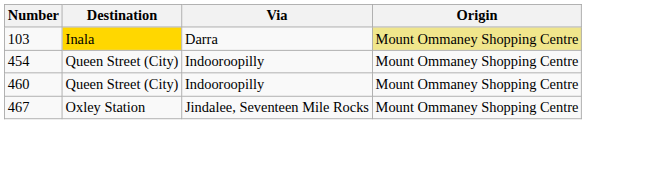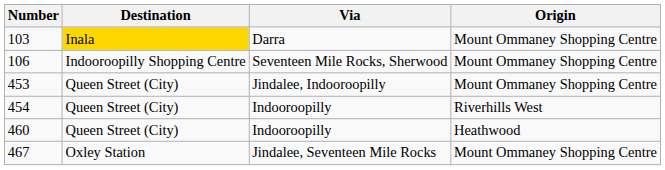(477, 38) khaki background -> (555, 38) no background
+ row: (19, 61)
+ row: (19, 84)
(477, 61) Mount Ommaney Shopping Centre -> (498, 107) Riverhills West
(477, 84) Mount Ommaney Shopping Centre -> (487, 130) Heathwood
